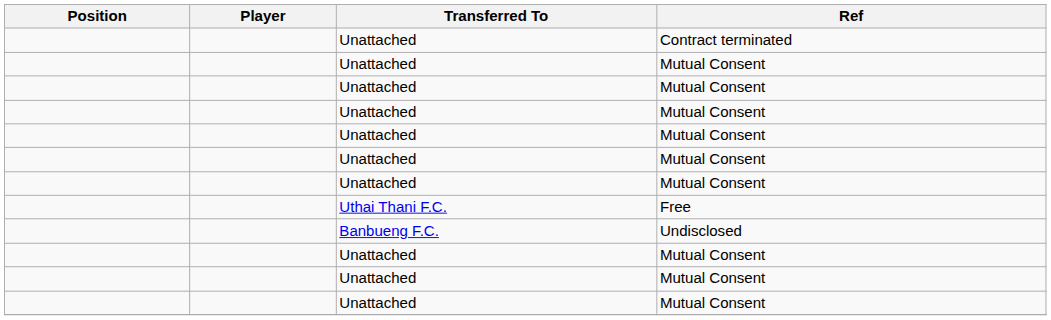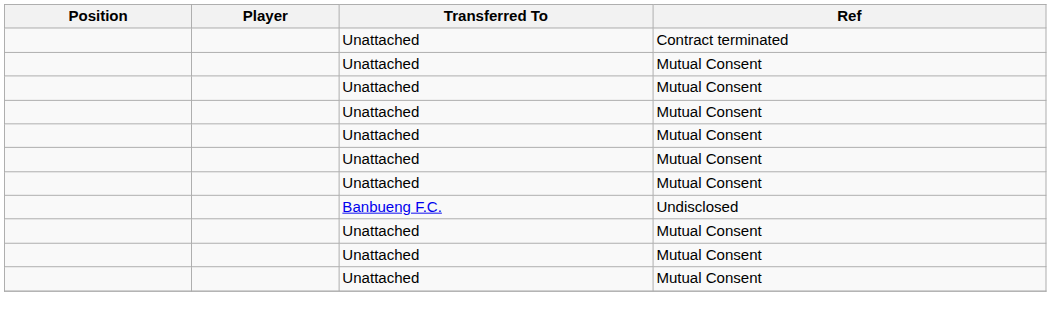- row: (393, 207)
